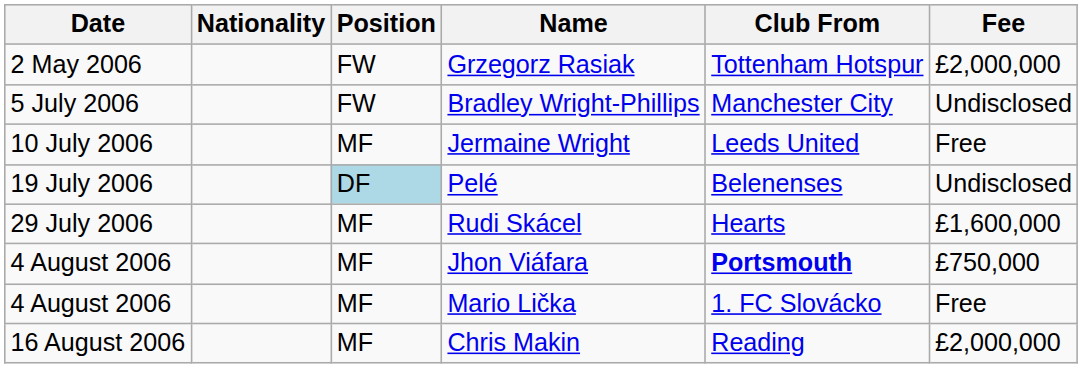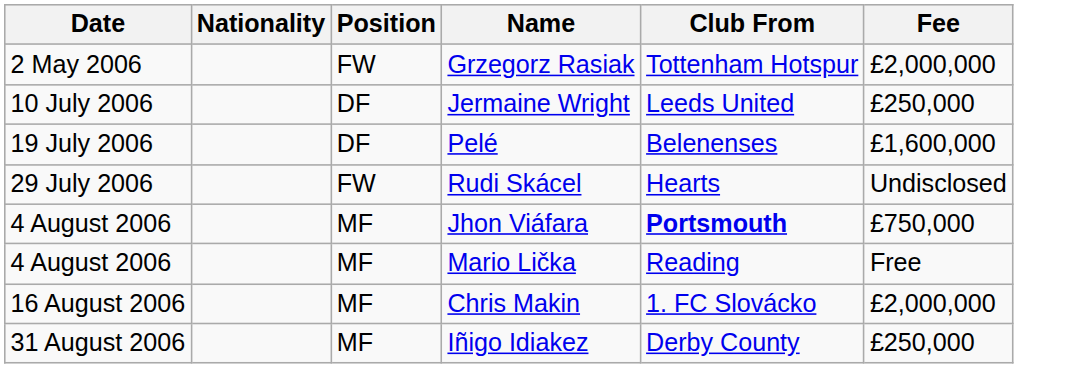- row: (574, 104)
(355, 143) MF -> (354, 104) DF
(961, 143) Free -> (922, 104) £250,000
(354, 183) lightblue background -> (354, 143) no background
(1003, 183) Undisclosed -> (933, 143) £1,600,000
(355, 223) MF -> (356, 183) FW
(998, 223) £1,600,000 -> (938, 183) Undisclosed
(796, 303) 1. FC Slovácko -> (693, 263) Reading
(758, 343) Reading -> (731, 303) 1. FC Slovácko
+ row: (518, 343)
